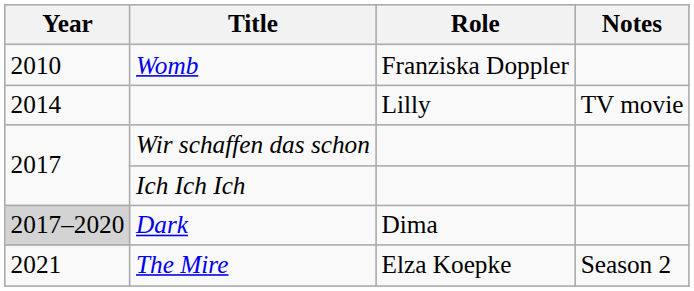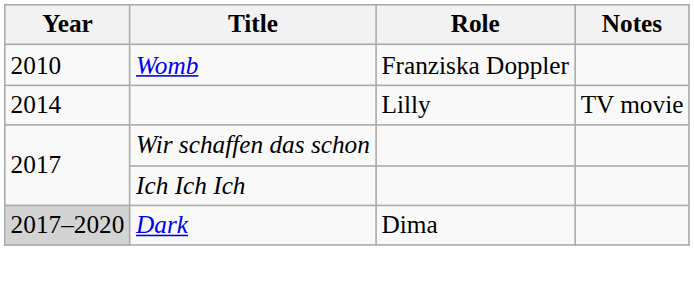- row: (182, 265)
